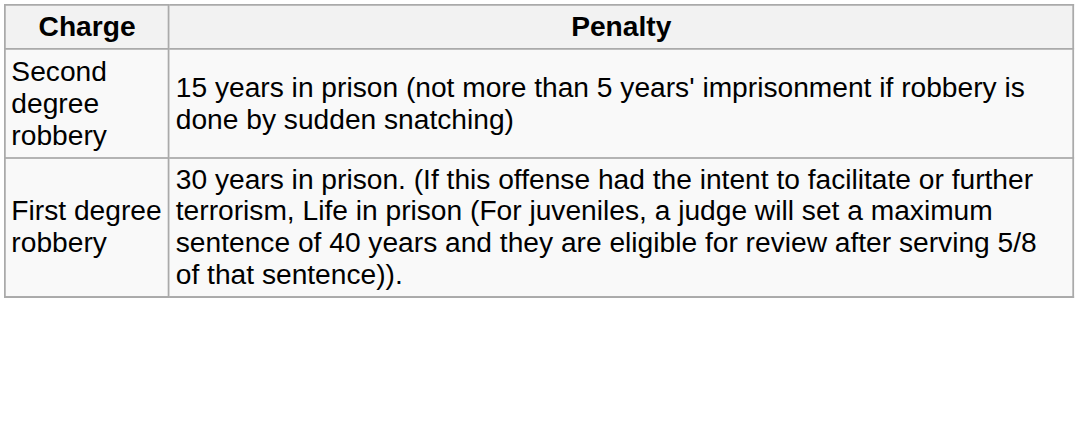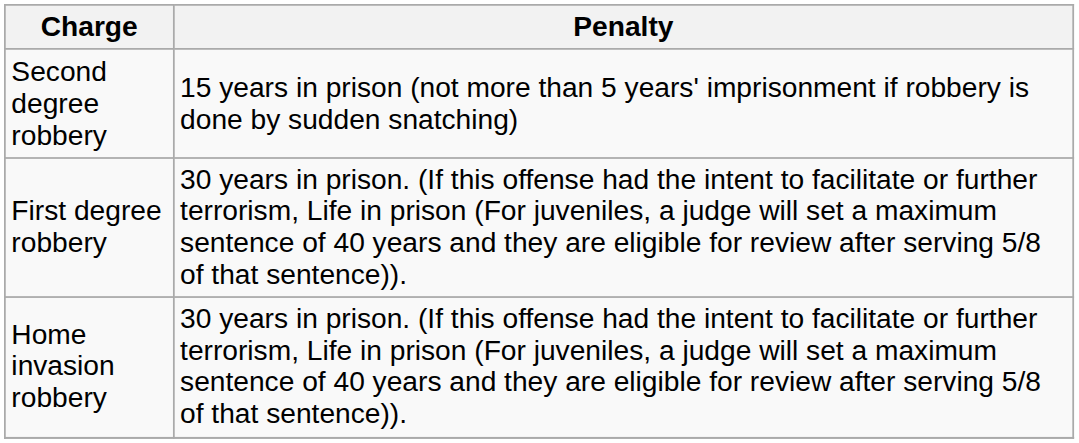+ row: (63, 366)
